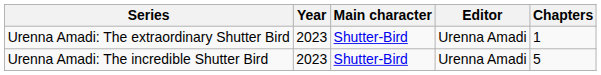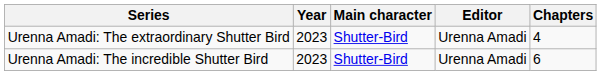(537, 37) 1 -> (537, 37) 4
(537, 59) 5 -> (537, 59) 6
